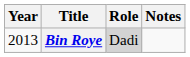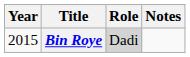(23, 40) 2013 -> (23, 40) 2015
